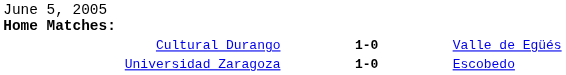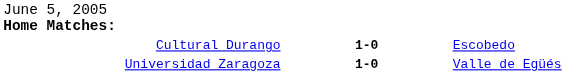(507, 46) Valle de Egüés -> (484, 46) Escobedo
(484, 65) Escobedo -> (507, 65) Valle de Egüés
